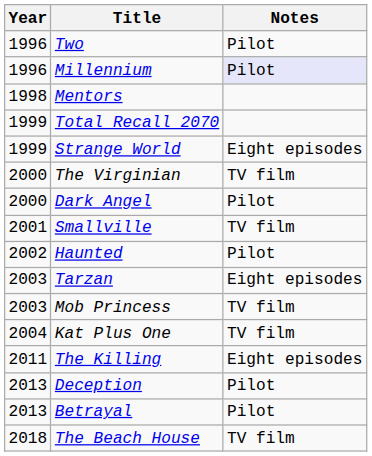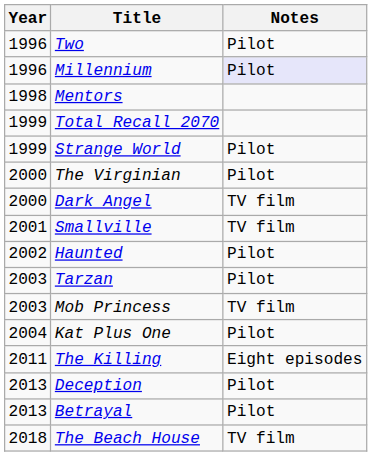(295, 149) Eight episodes -> (251, 149) Pilot
(261, 175) TV film -> (251, 175) Pilot
(251, 202) Pilot -> (261, 202) TV film
(295, 280) Eight episodes -> (251, 280) Pilot
(261, 333) TV film -> (251, 333) Pilot
